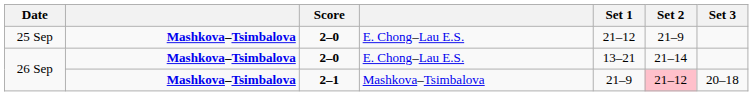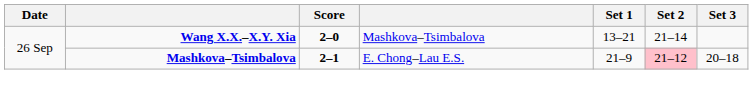- row: (35, 37)
(231, 58) Mashkova–Tsimbalova -> (238, 37) Wang X.X.–X.Y. Xia
(413, 58) E. Chong–Lau E.S. -> (424, 37) Mashkova–Tsimbalova
(424, 80) Mashkova–Tsimbalova -> (413, 58) E. Chong–Lau E.S.
